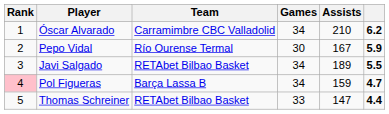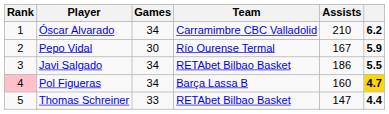columns swapped: (205, 13) <-> (299, 13)
(342, 65) 189 -> (342, 65) 186
(342, 83) 159 -> (342, 83) 160
(374, 83) no background -> (374, 83) gold background
